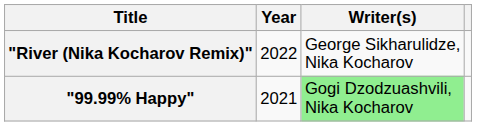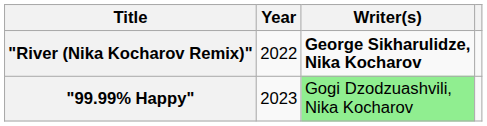(383, 53) normal -> (388, 53) bold
(279, 98) 2021 -> (279, 98) 2023
